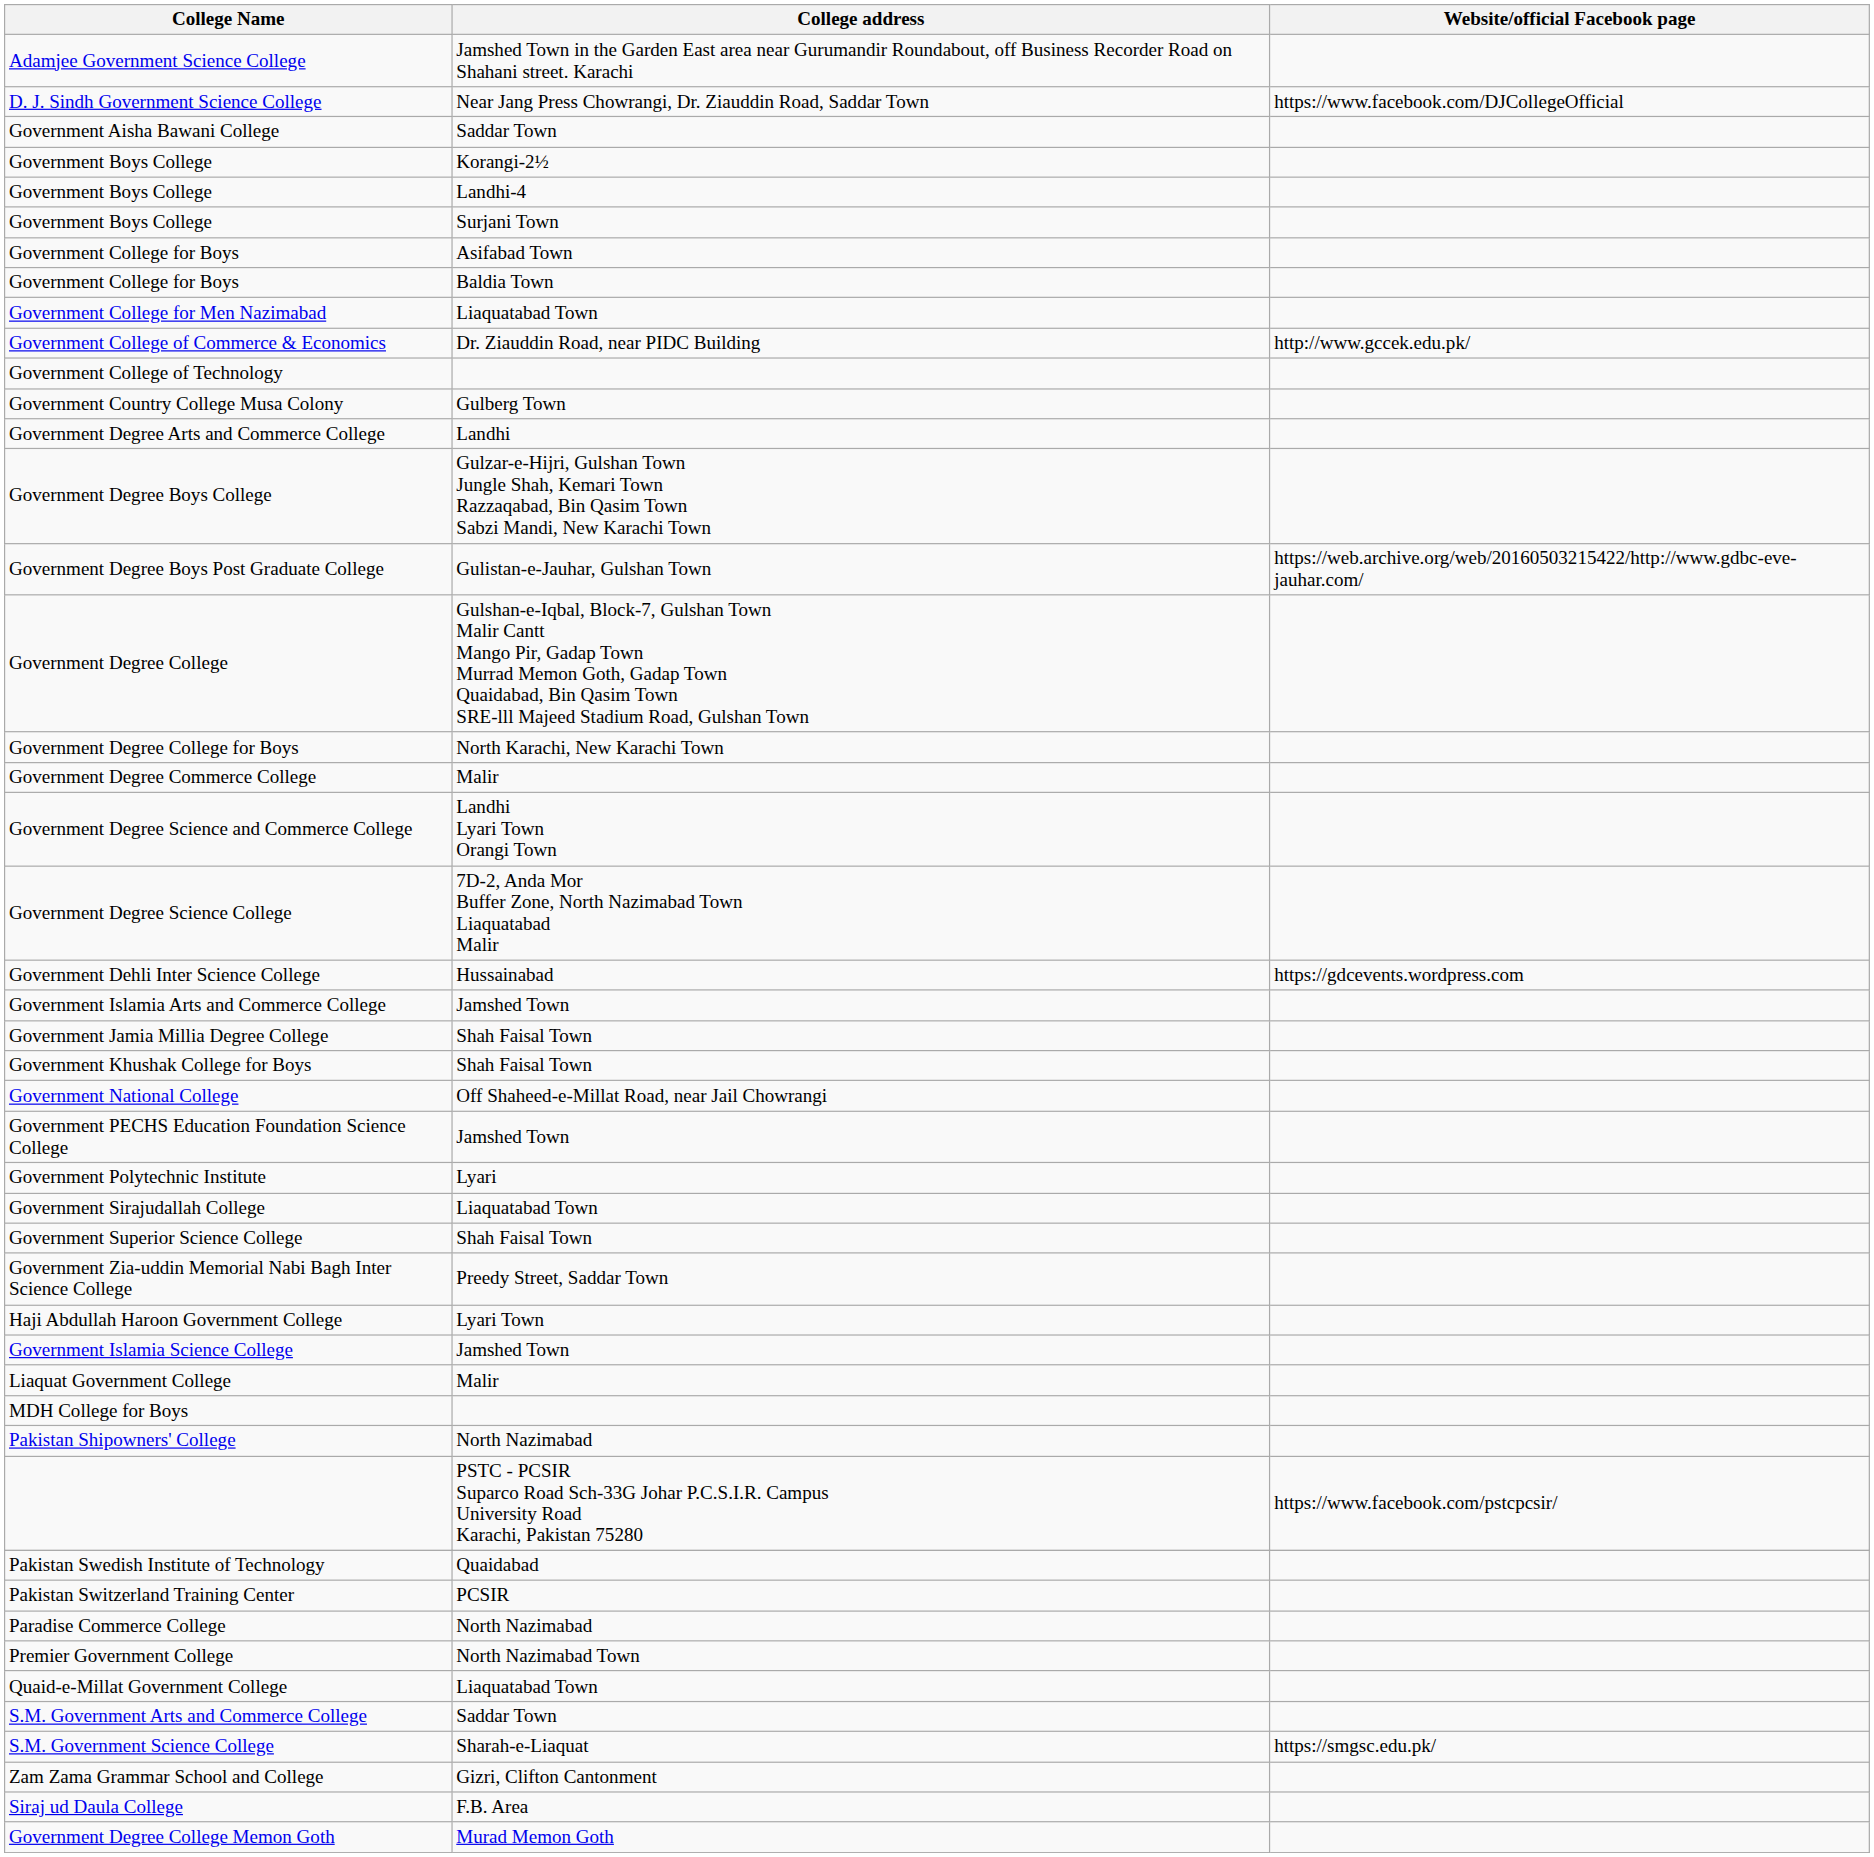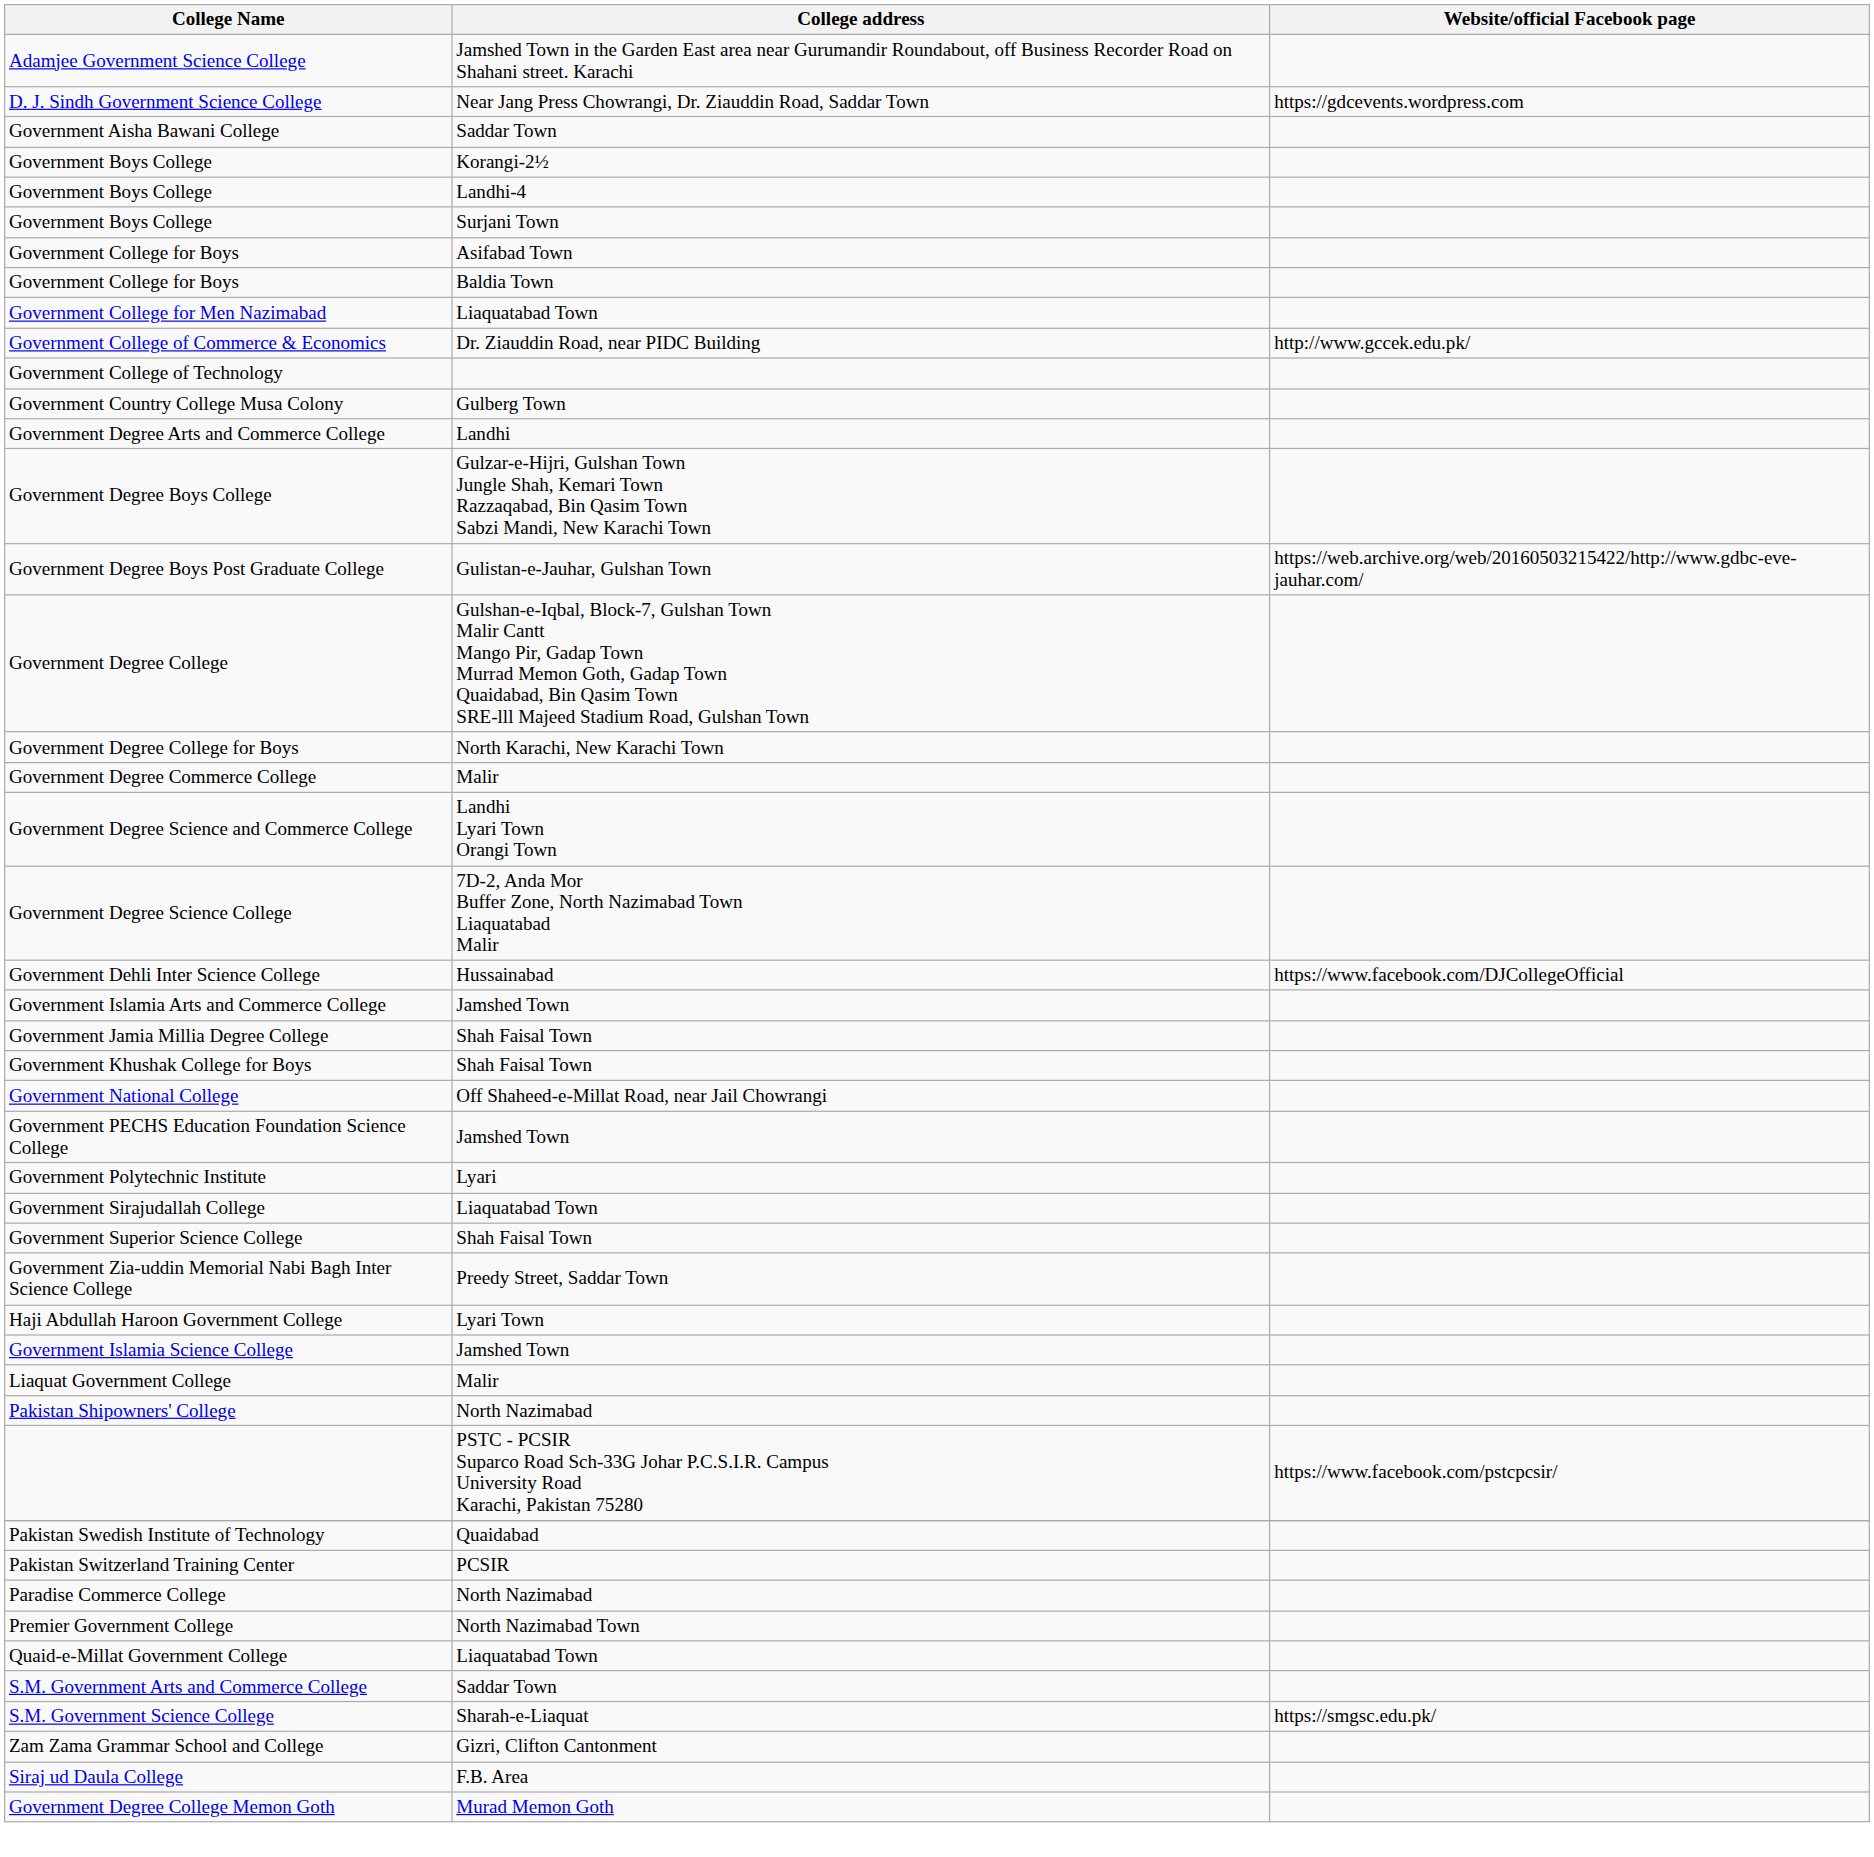(1449, 101) https://www.facebook.com/DJCollegeOfficial -> (1399, 101) https://gdcevents.wordpress.com
(1399, 975) https://gdcevents.wordpress.com -> (1449, 975) https://www.facebook.com/DJCollegeOfficial
- row: (99, 1410)
